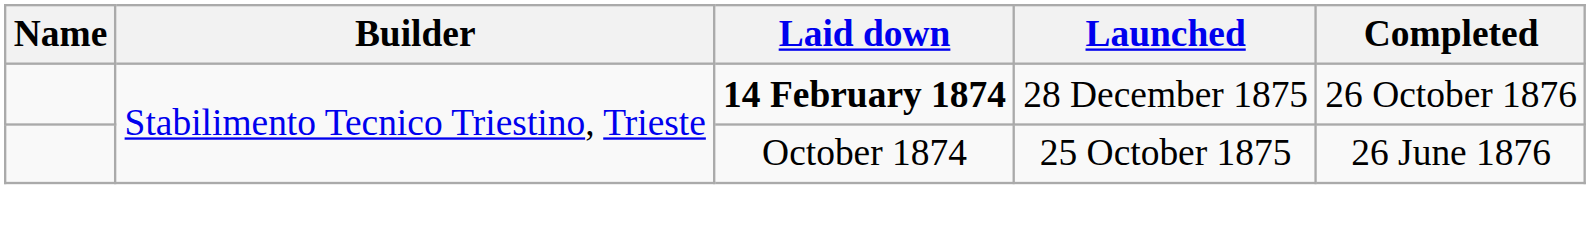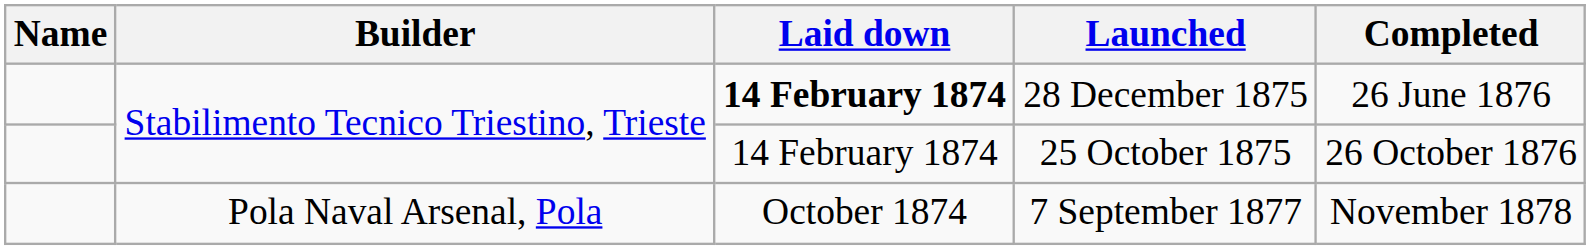(1451, 93) 26 October 1876 -> (1451, 93) 26 June 1876
(865, 152) October 1874 -> (865, 152) 14 February 1874
(1451, 152) 26 June 1876 -> (1451, 152) 26 October 1876
+ row: (1166, 212)
